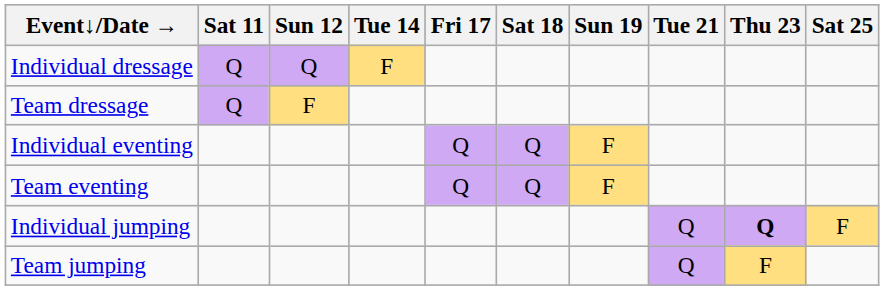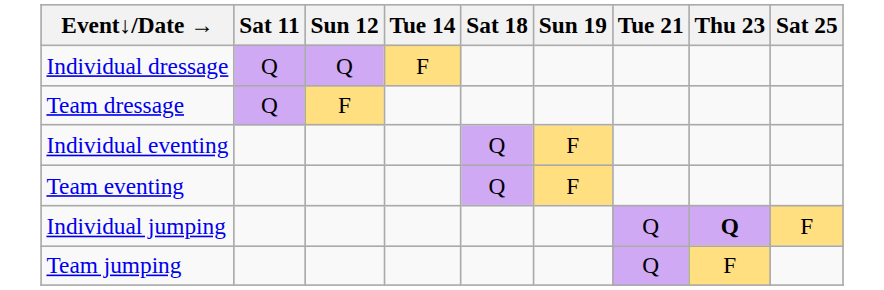- column: (461, 25)
